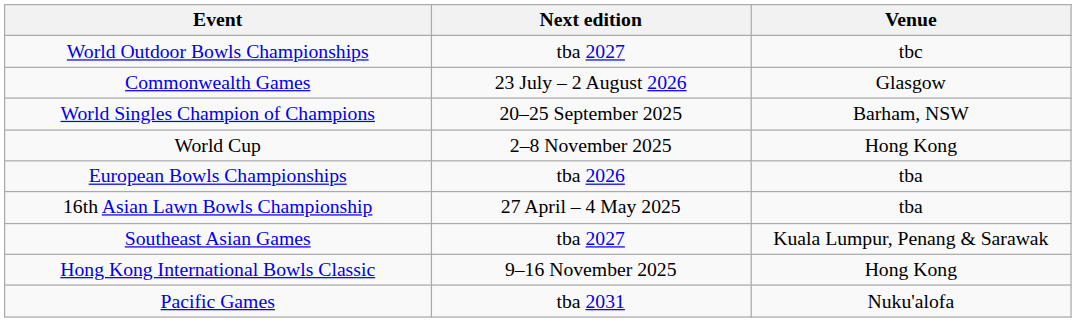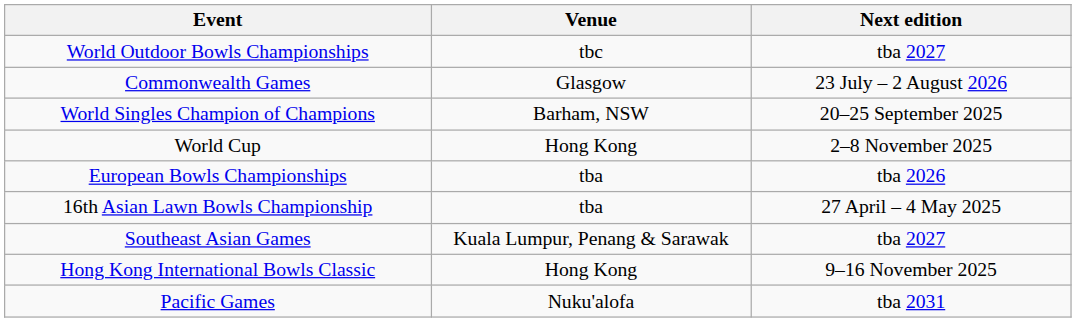columns swapped: (911, 20) <-> (591, 20)
